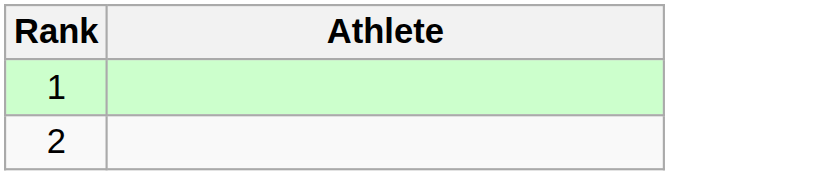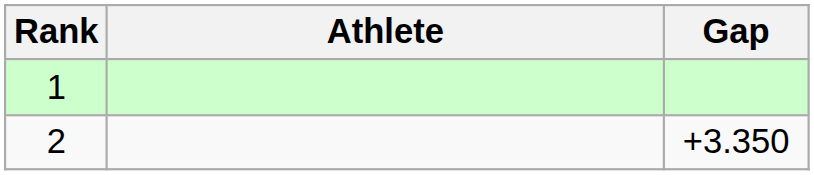+ column: (736, 31)
